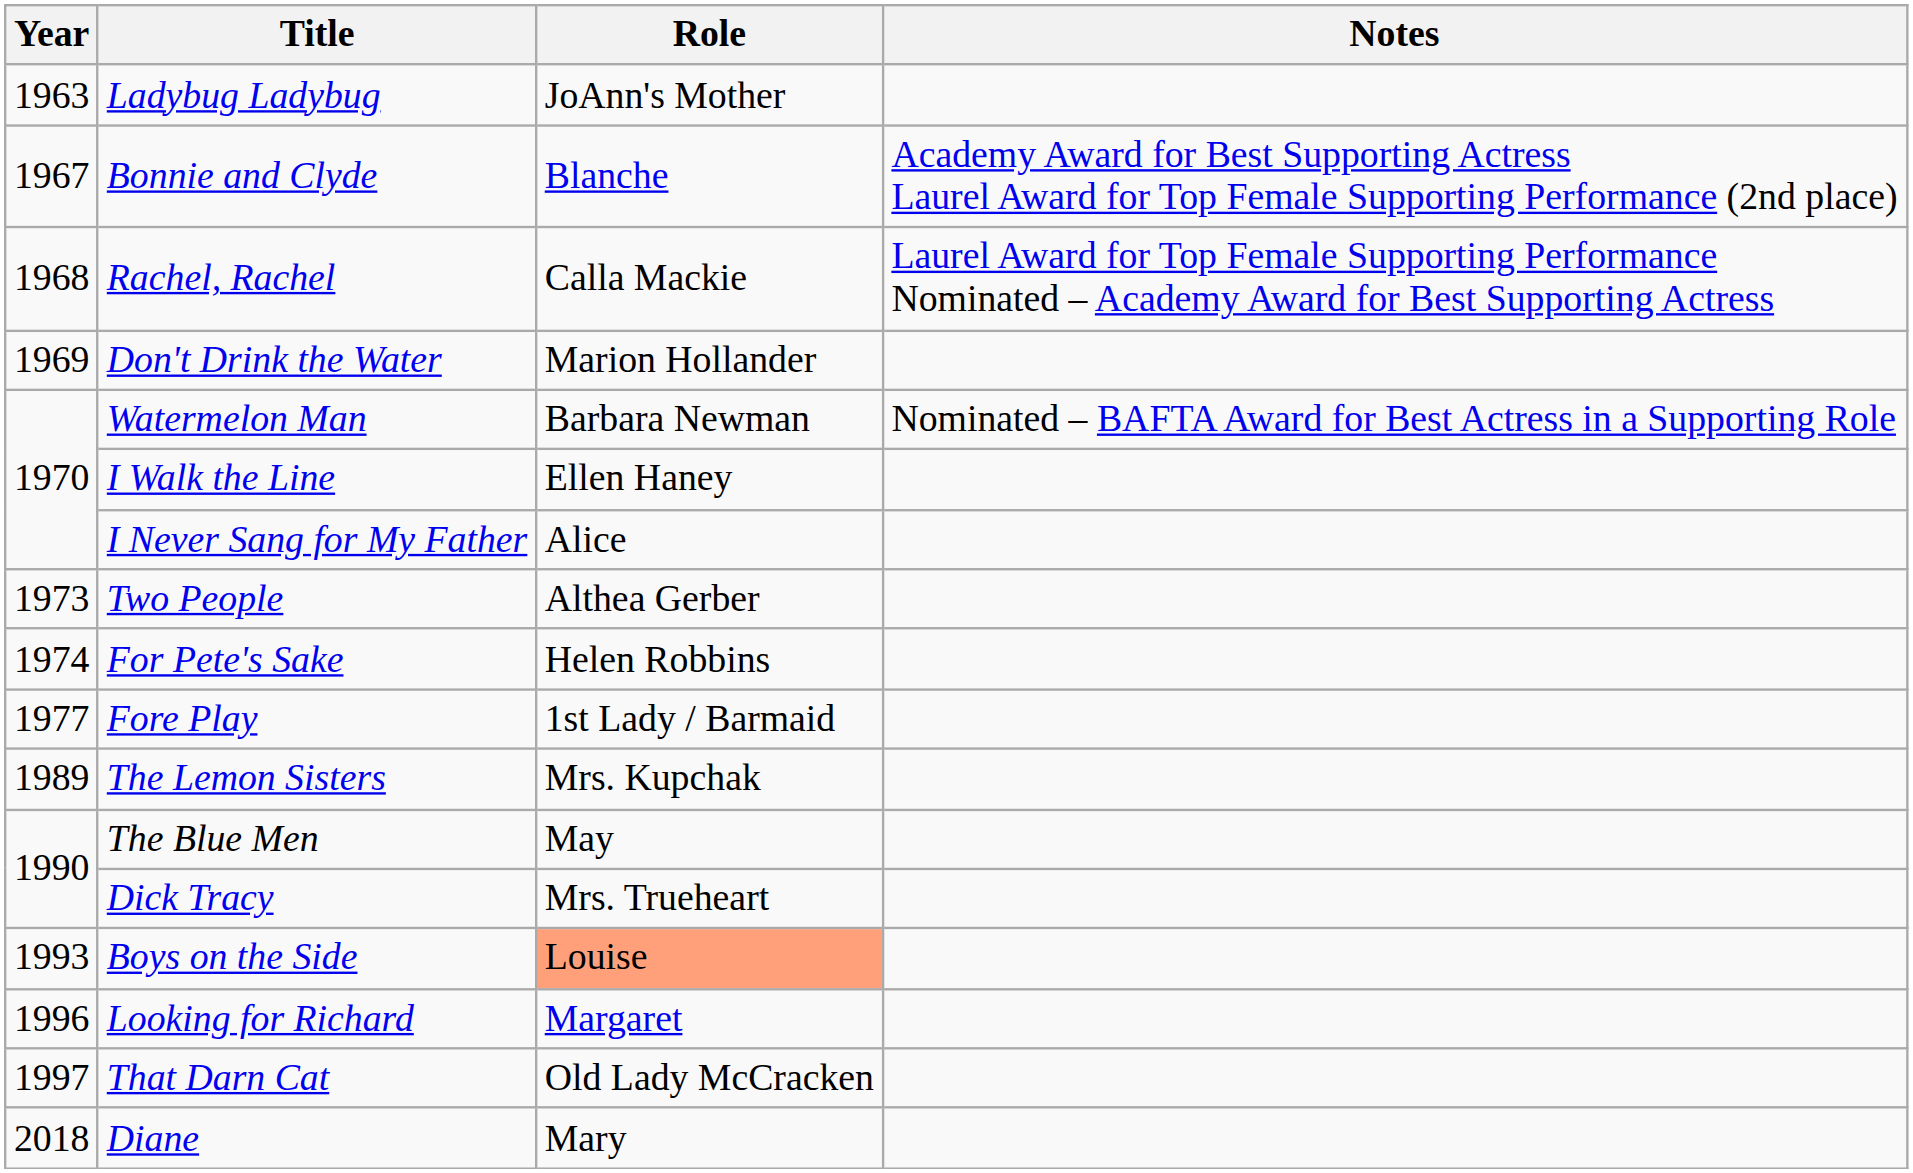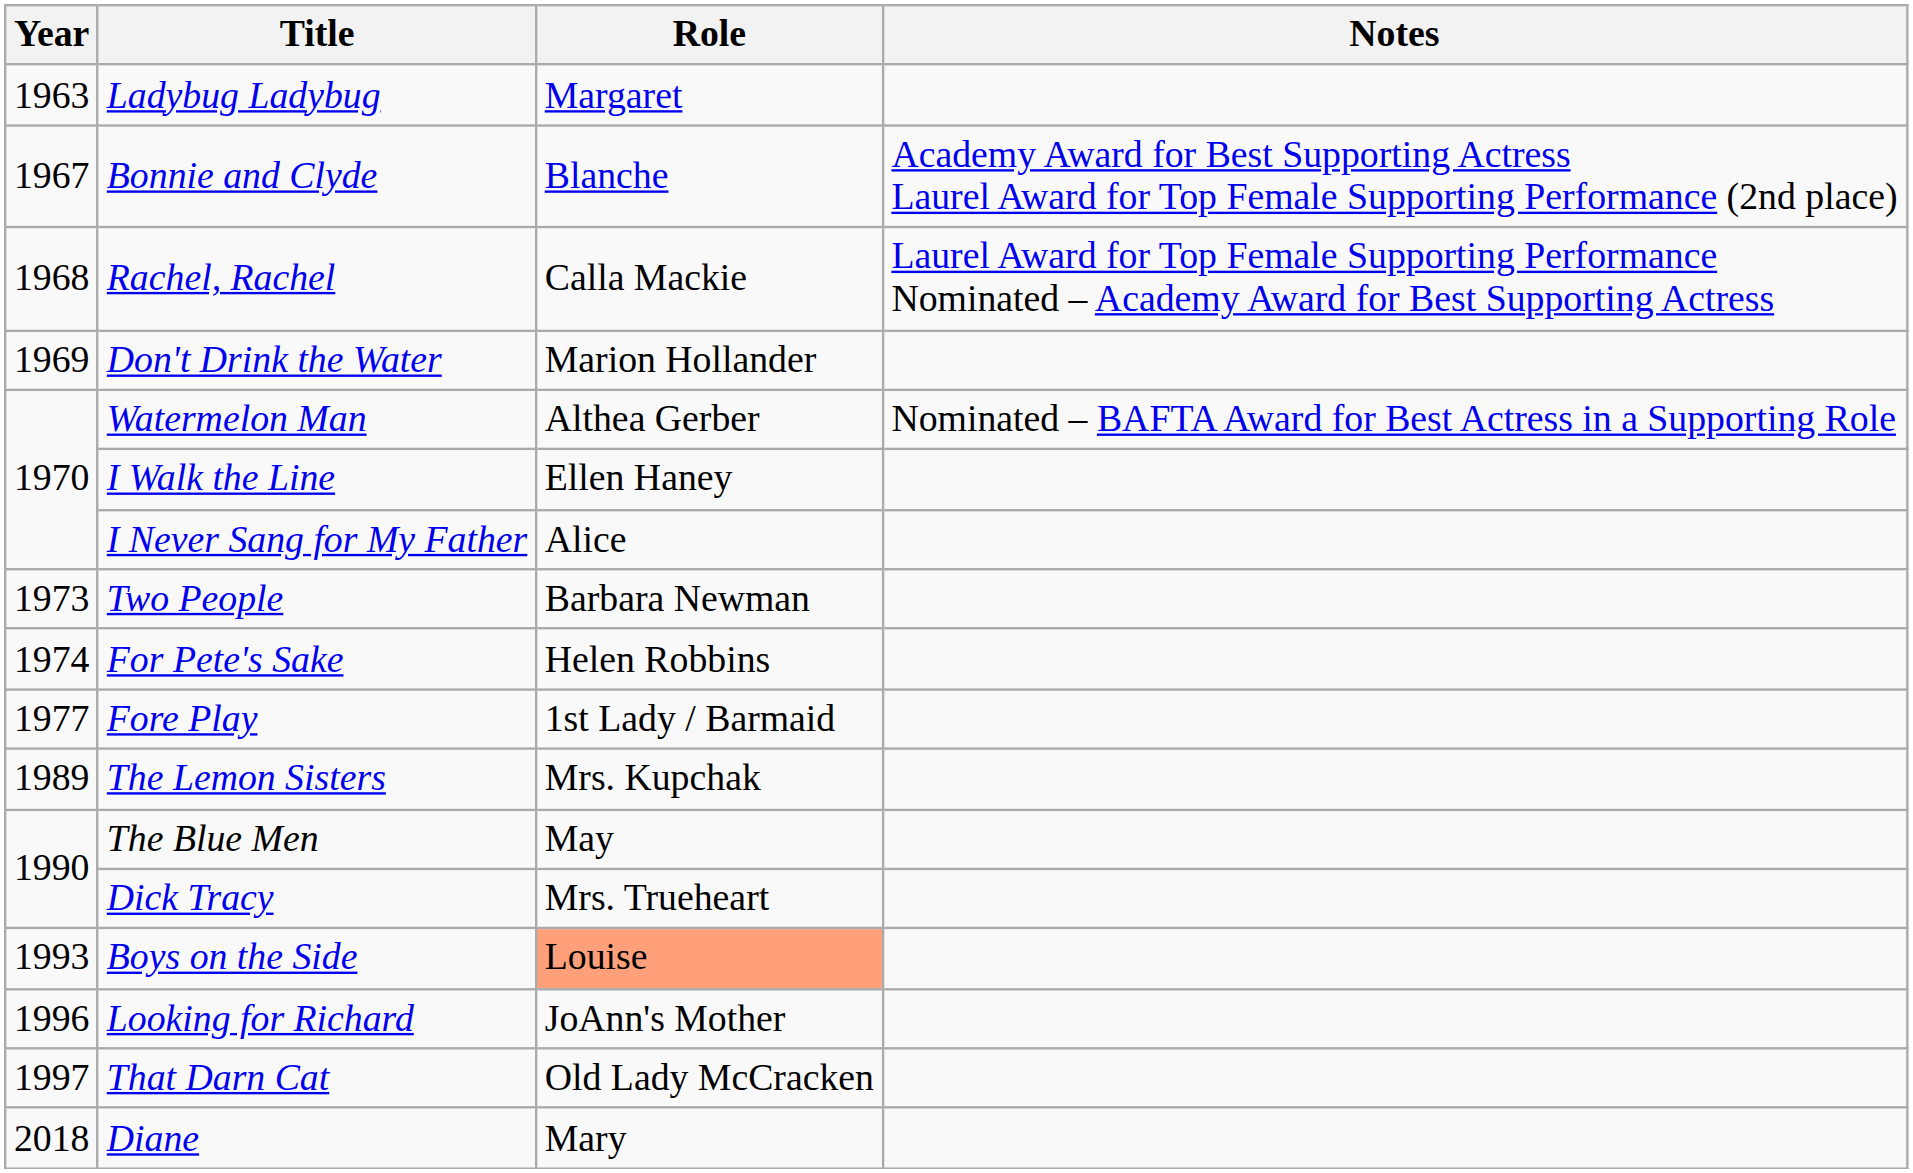(665, 94) JoAnn's Mother -> (614, 94) Margaret
(677, 418) Barbara Newman -> (652, 418) Althea Gerber
(652, 598) Althea Gerber -> (677, 598) Barbara Newman
(614, 1017) Margaret -> (665, 1017) JoAnn's Mother
